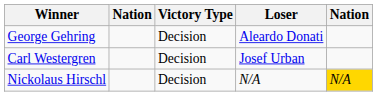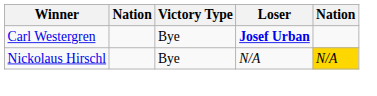- row: (51, 36)
(182, 58) Decision -> (169, 36) Bye
(272, 58) normal -> (274, 36) bold
(182, 79) Decision -> (169, 58) Bye
